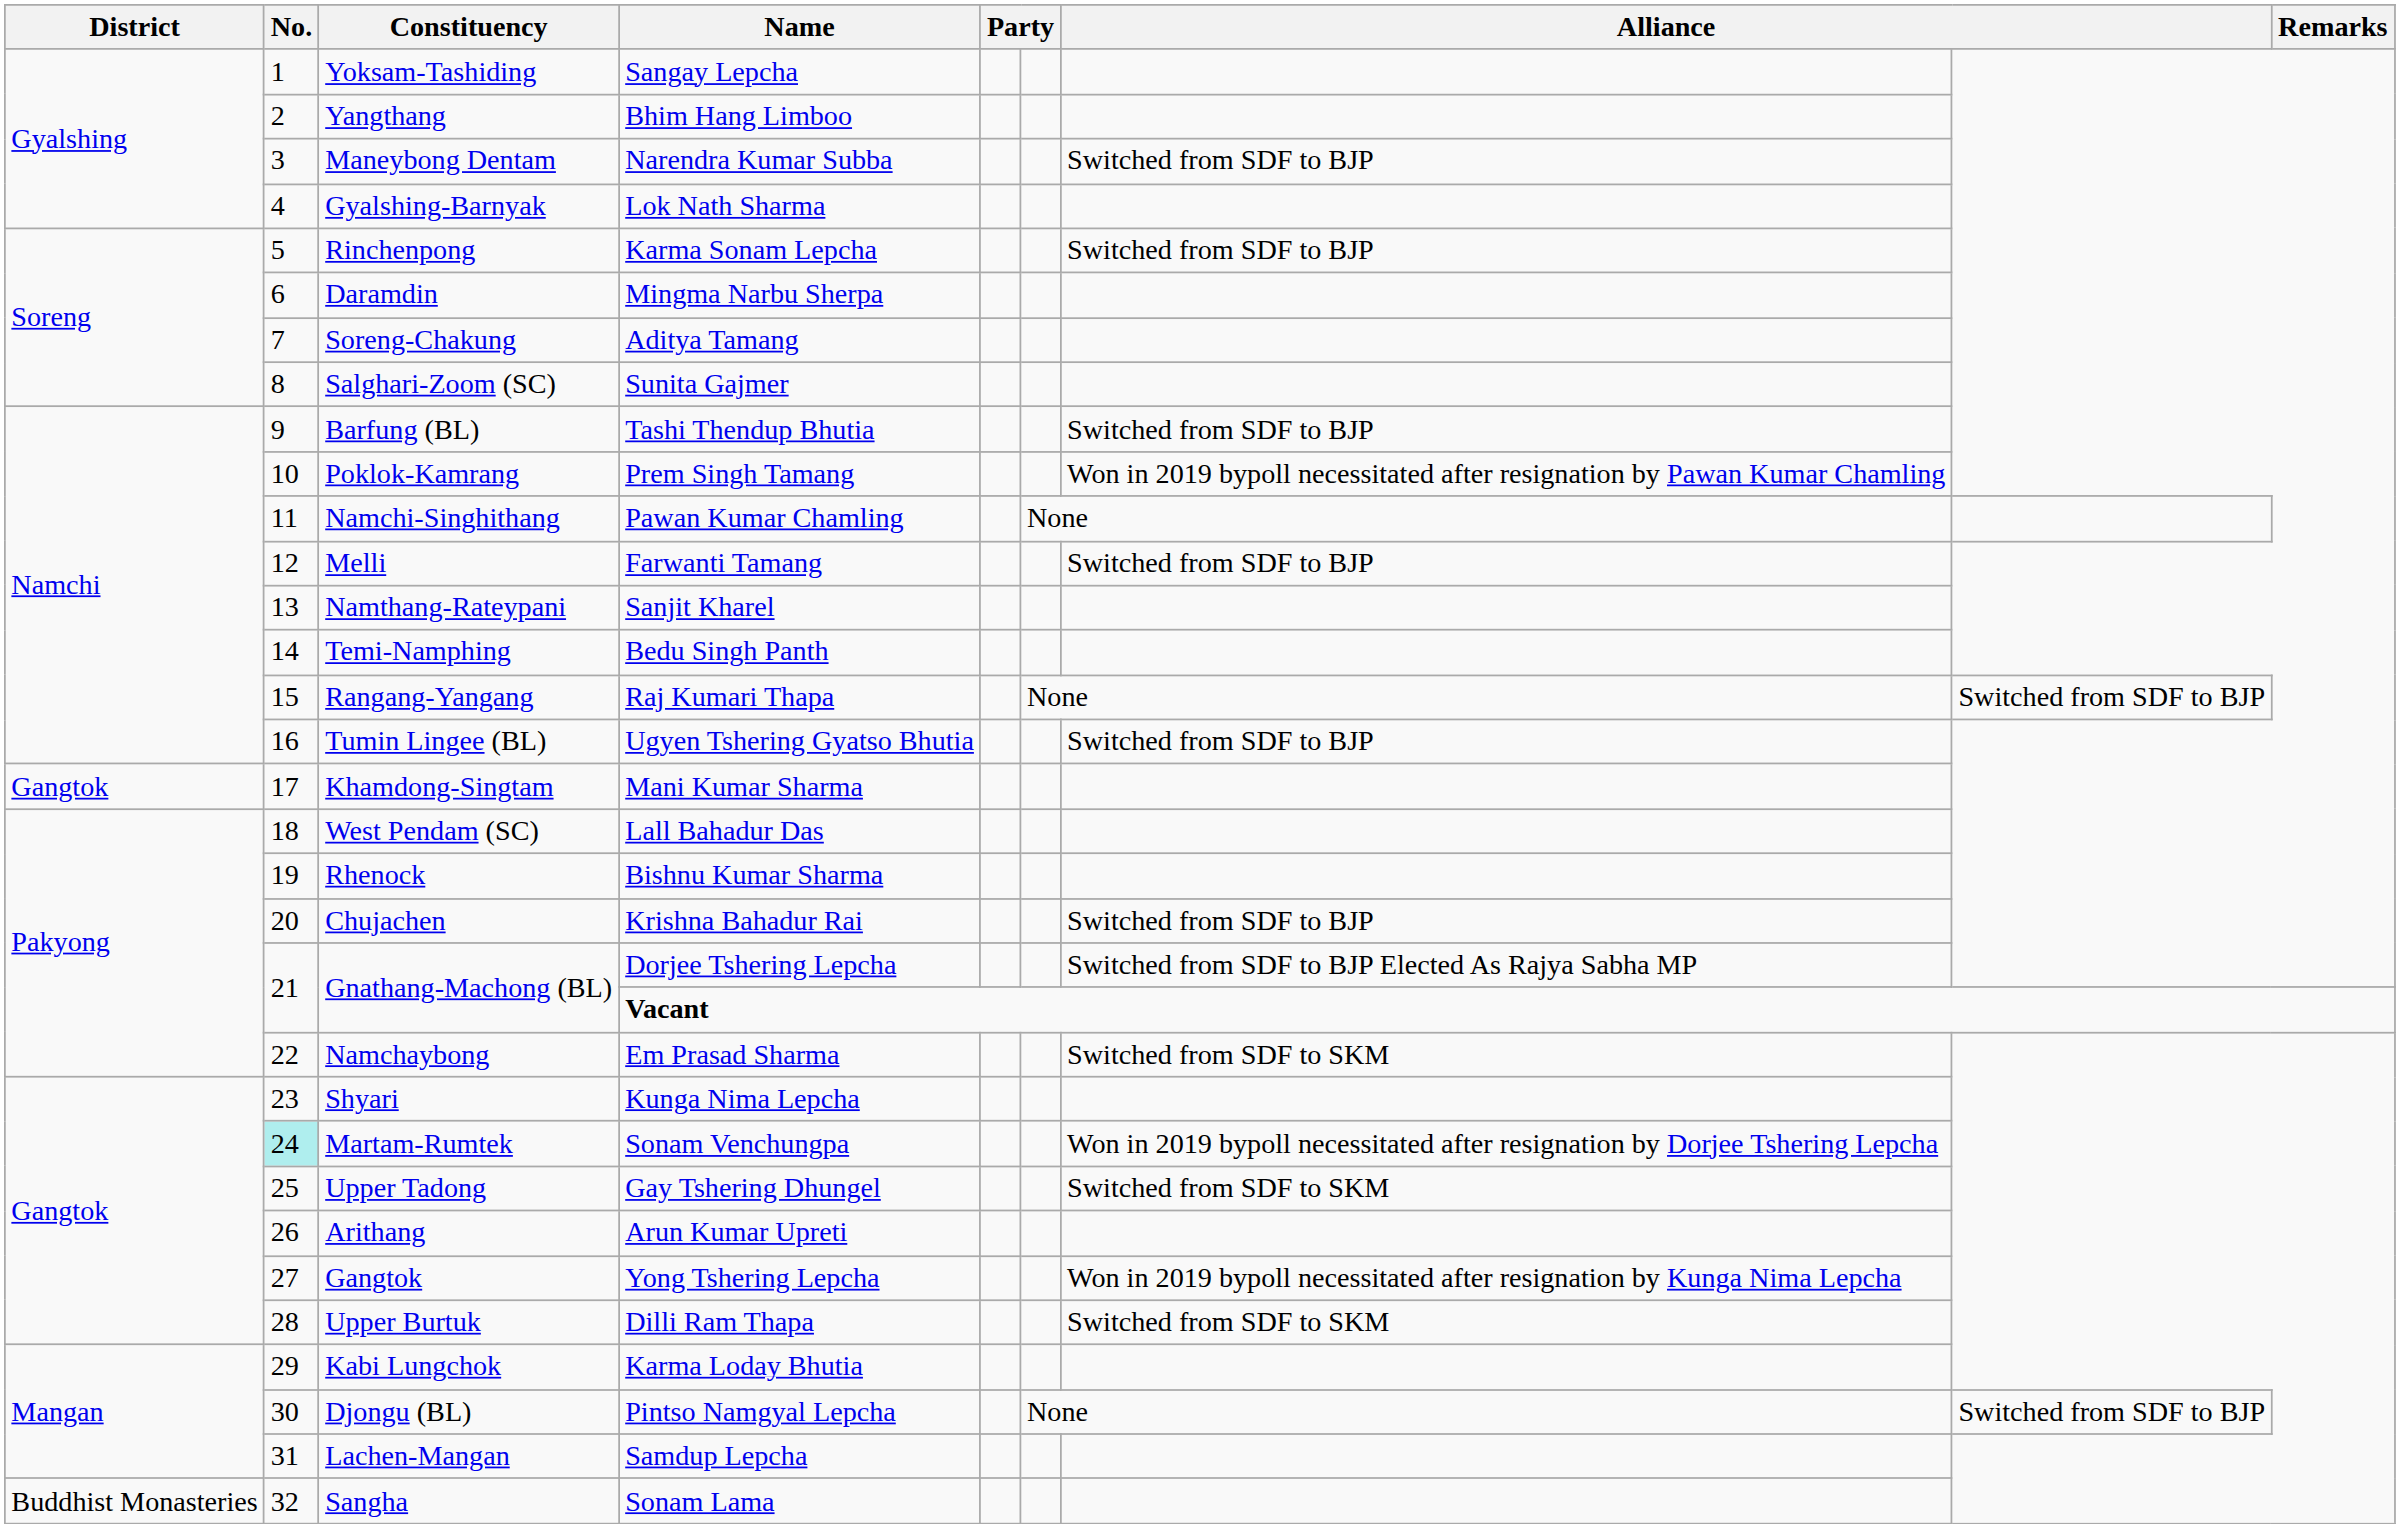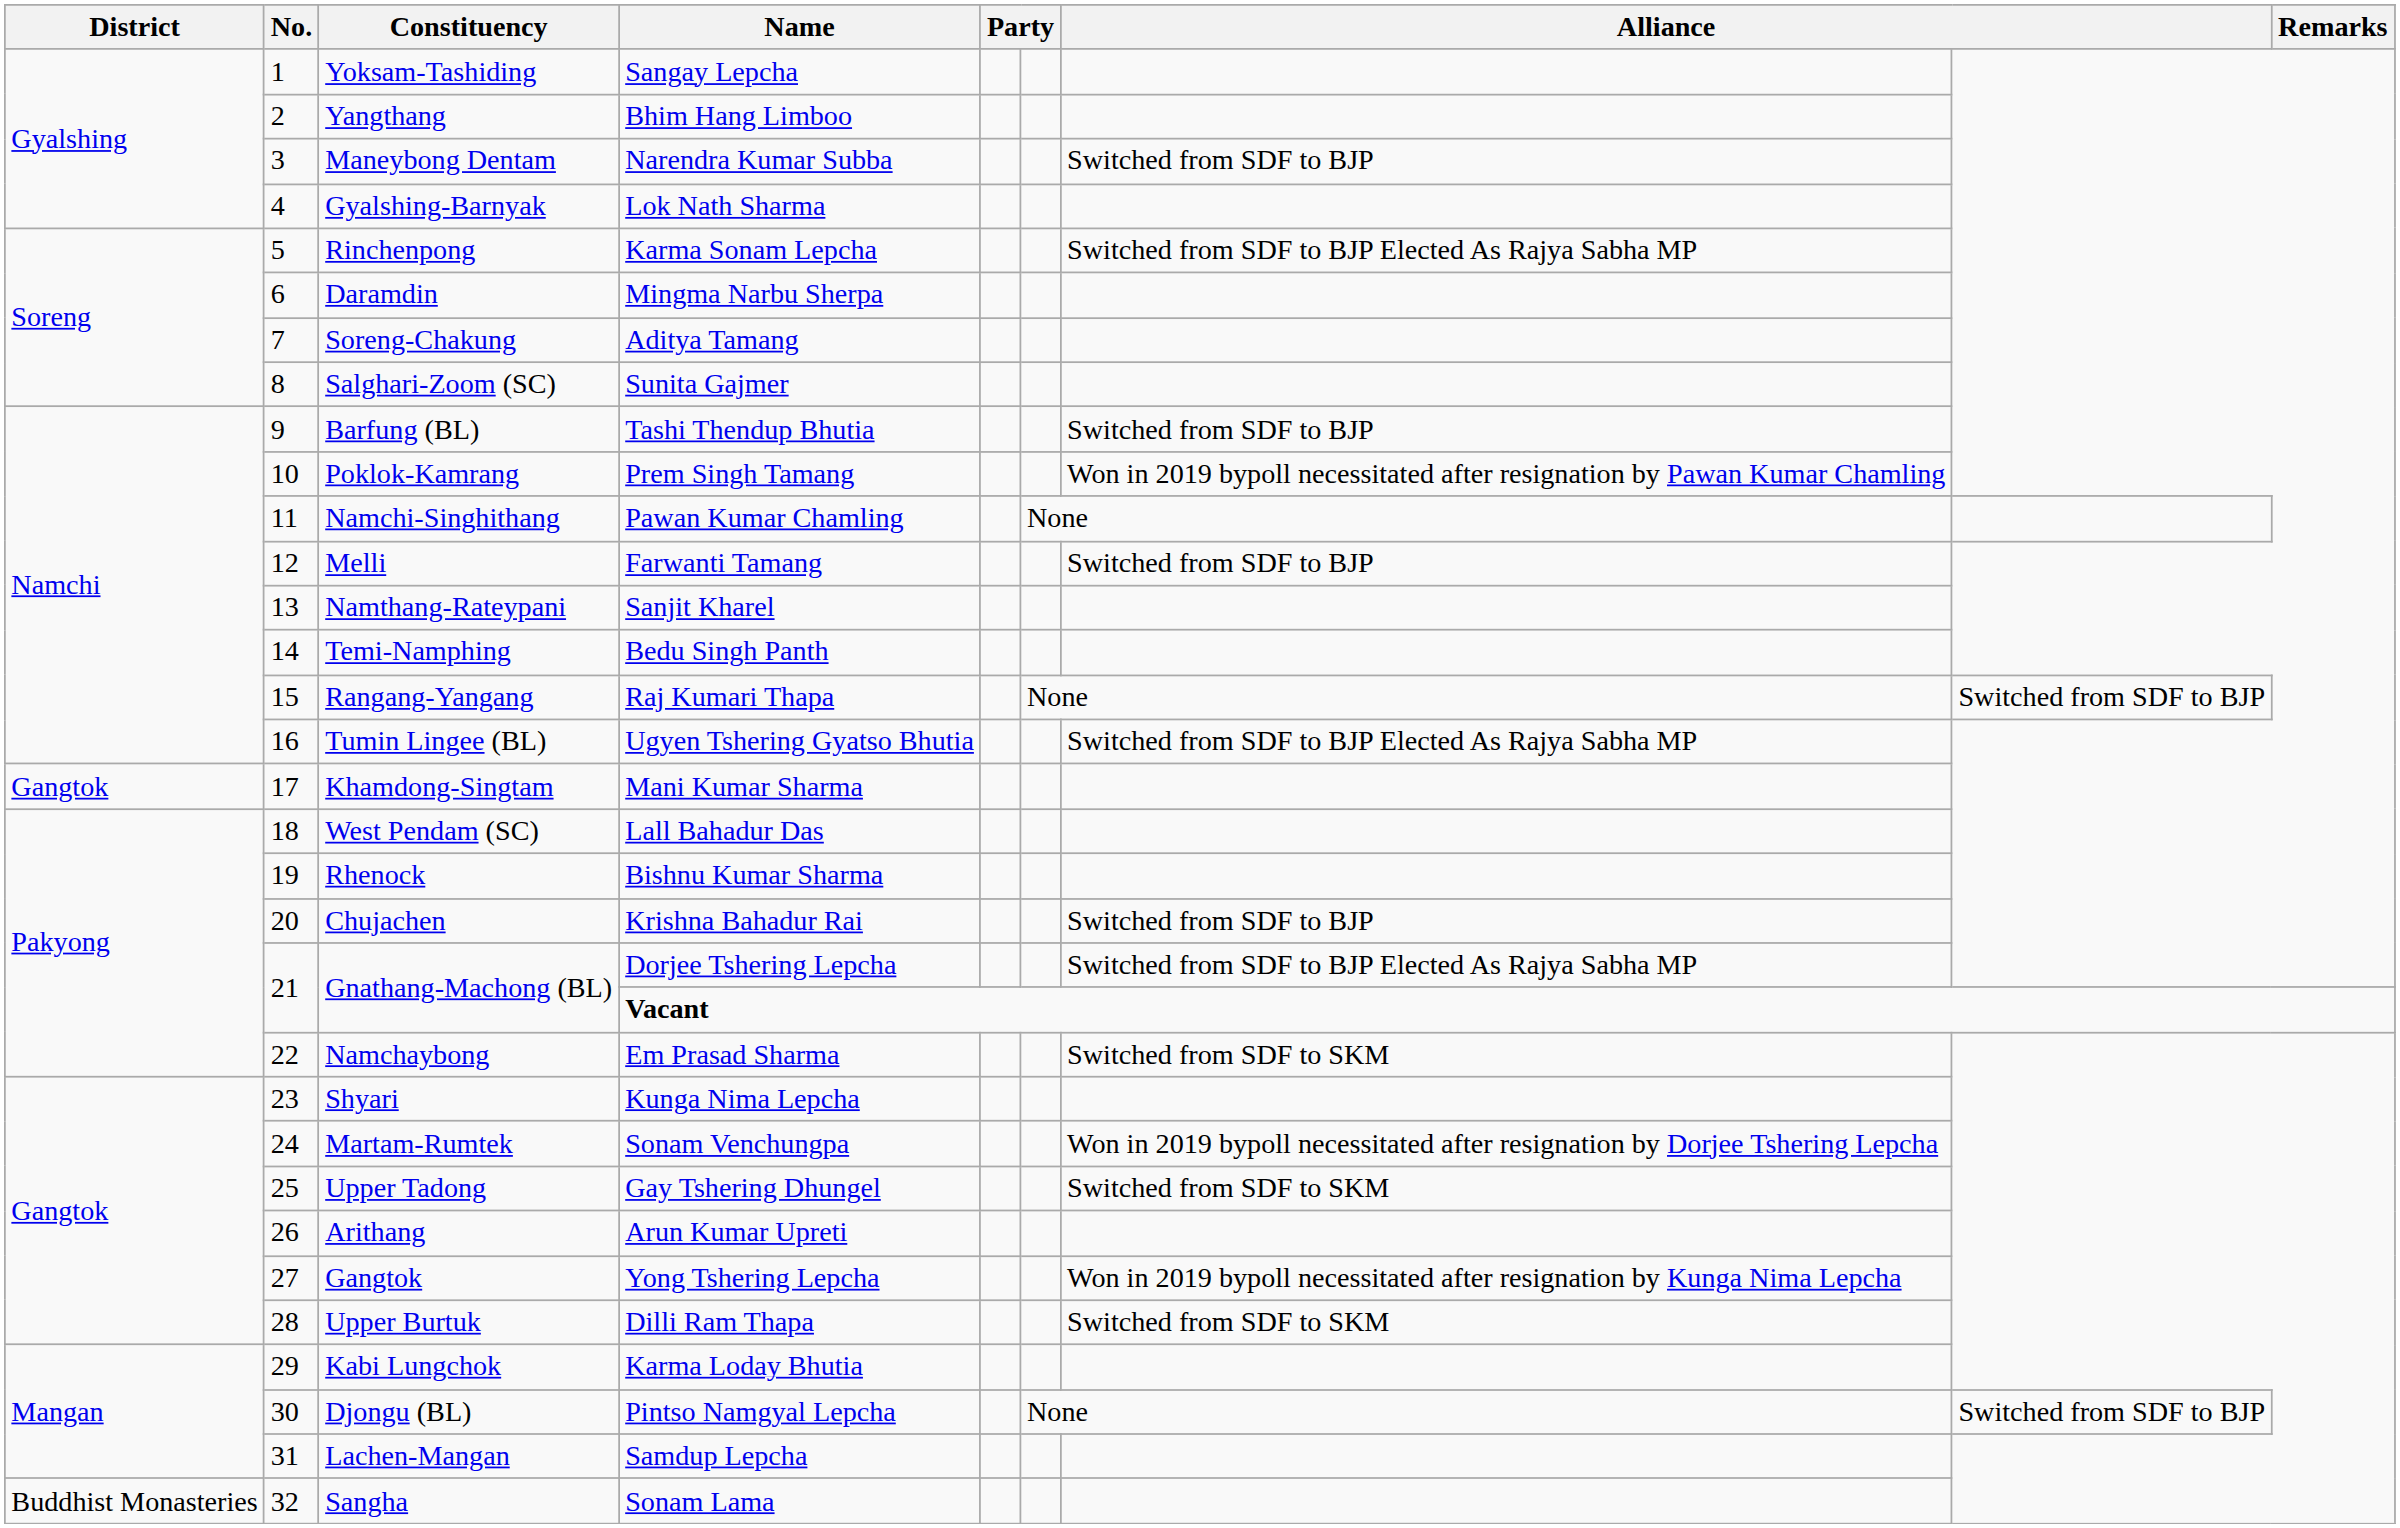(1220, 250) Switched from SDF to BJP -> (1382, 250) Switched from SDF to BJP Elected As Rajya Sabha MP
(1220, 741) Switched from SDF to BJP -> (1382, 741) Switched from SDF to BJP Elected As Rajya Sabha MP
(285, 1143) paleturquoise background -> (285, 1143) no background
